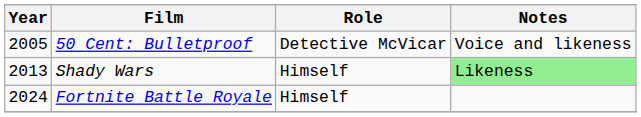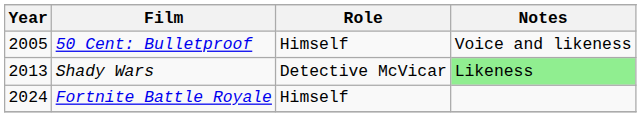(363, 45) Detective McVicar -> (314, 45) Himself
(314, 71) Himself -> (363, 71) Detective McVicar
